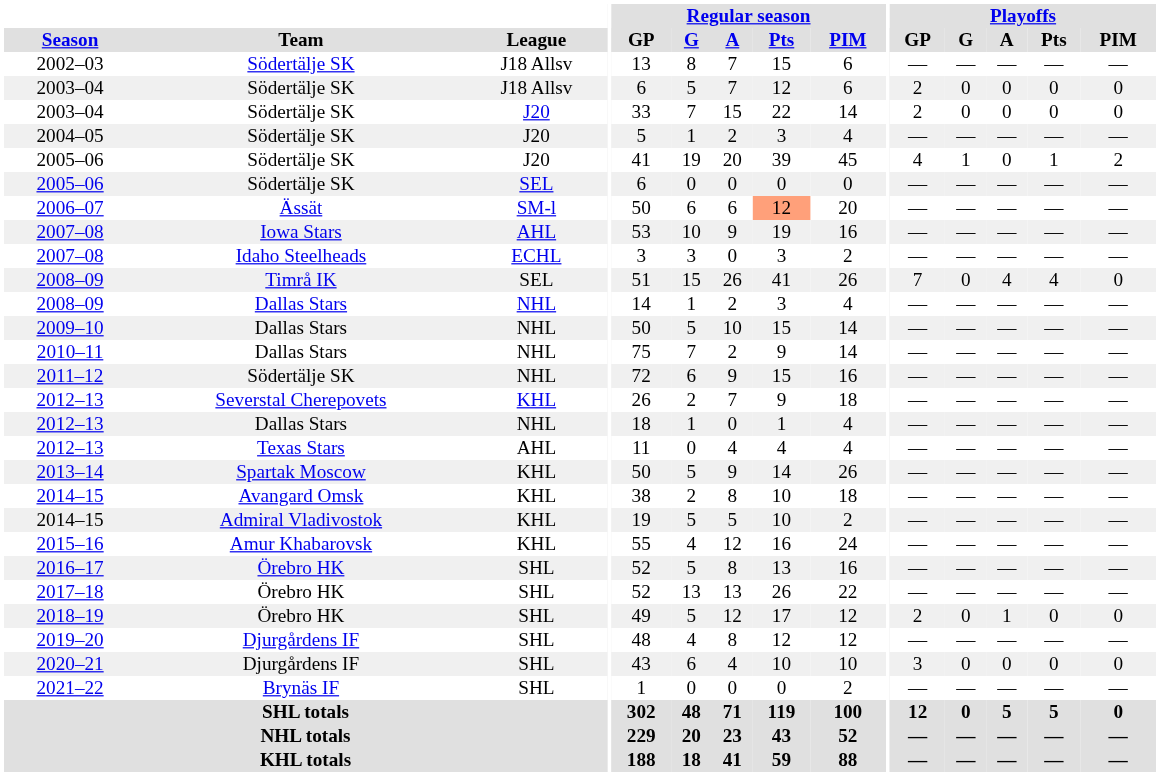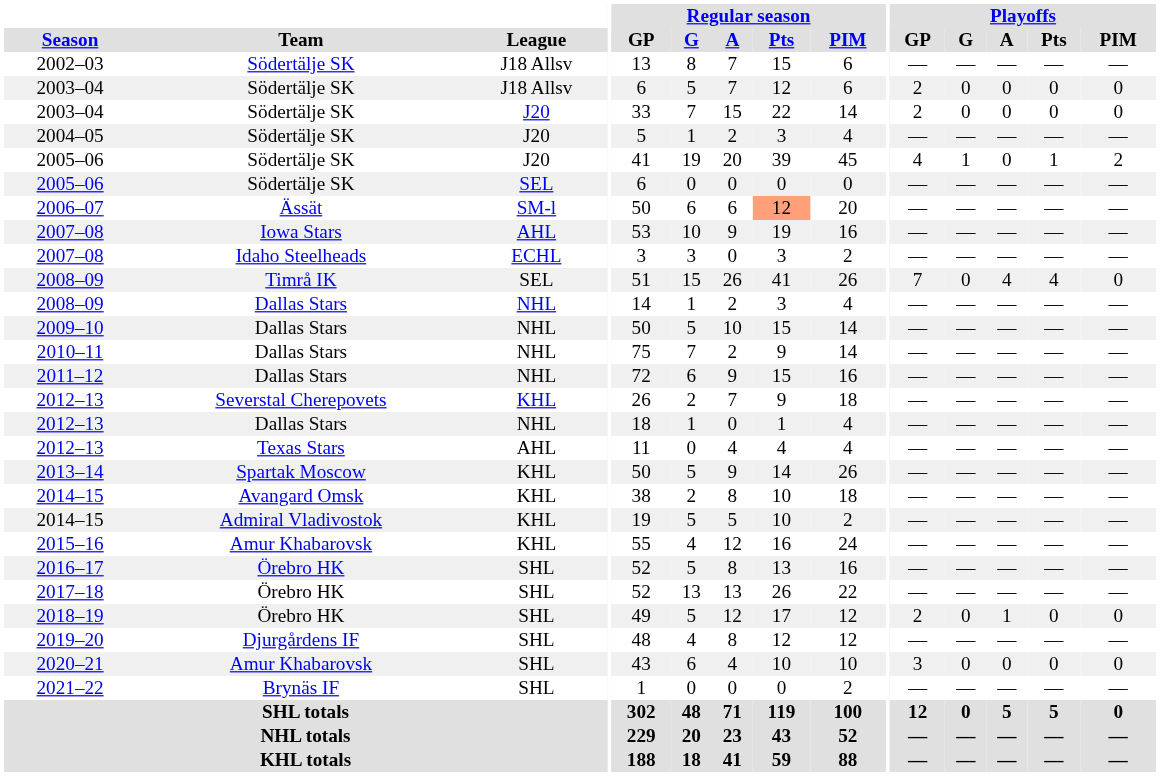(301, 375) Södertälje SK -> (301, 375) Dallas Stars
(301, 663) Djurgårdens IF -> (301, 663) Amur Khabarovsk
